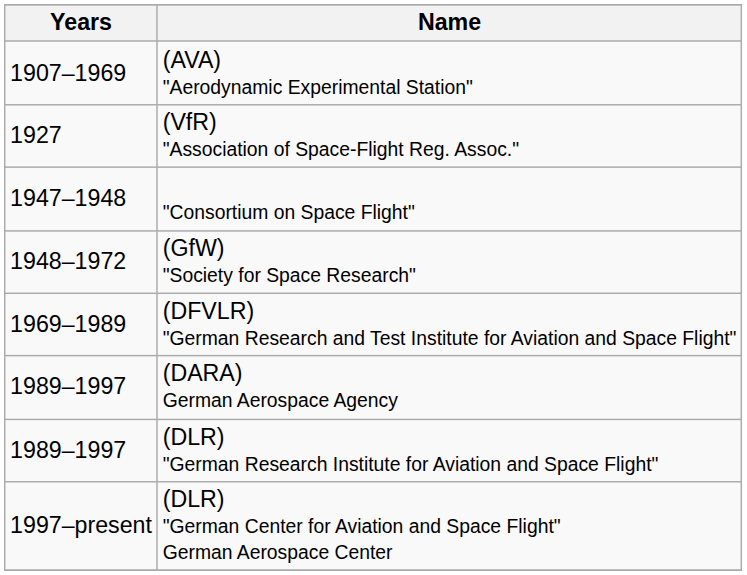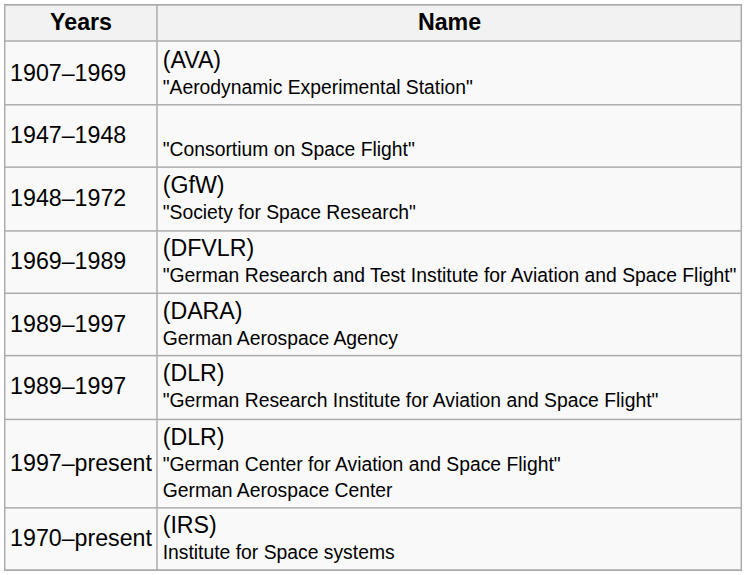- row: (341, 135)
+ row: (279, 539)
